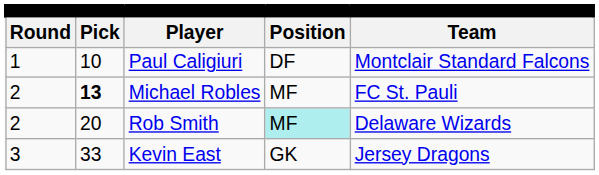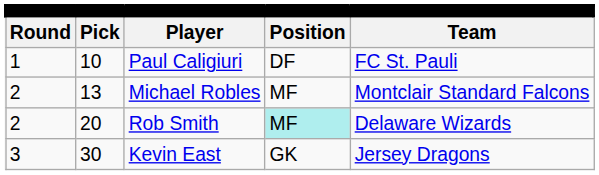(472, 63) Montclair Standard Falcons -> (406, 63) FC St. Pauli
(91, 93) bold -> (91, 93) normal
(406, 93) FC St. Pauli -> (472, 93) Montclair Standard Falcons
(91, 154) 33 -> (91, 154) 30
